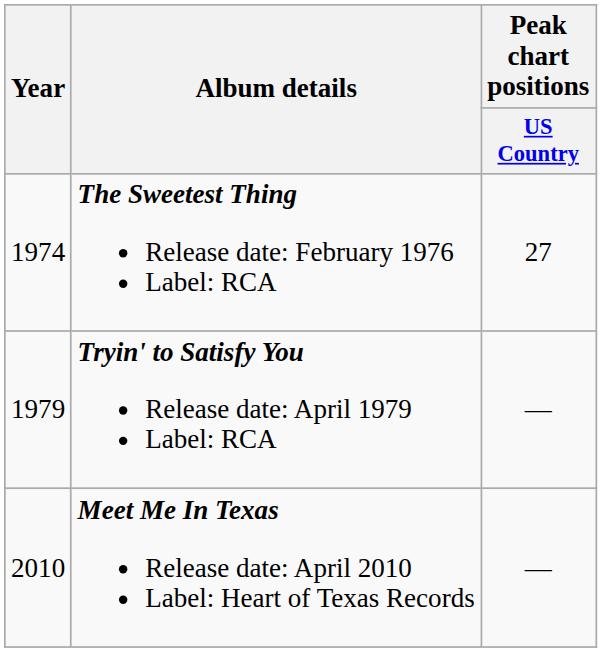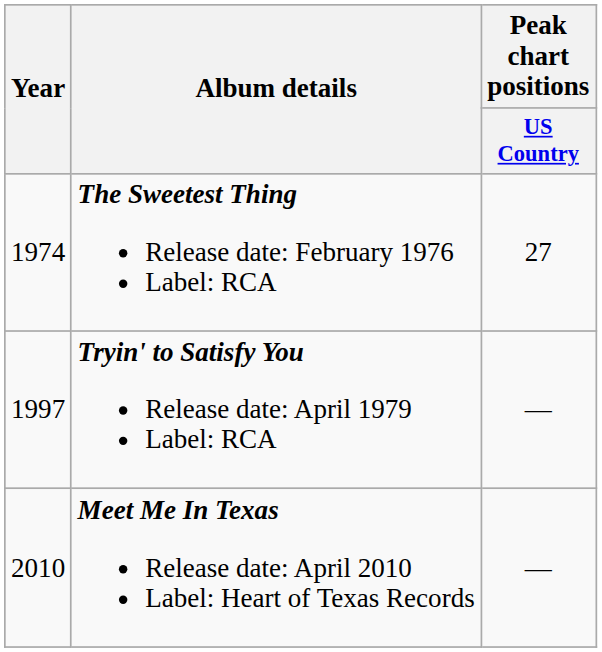(38, 409) 1979 -> (38, 409) 1997
